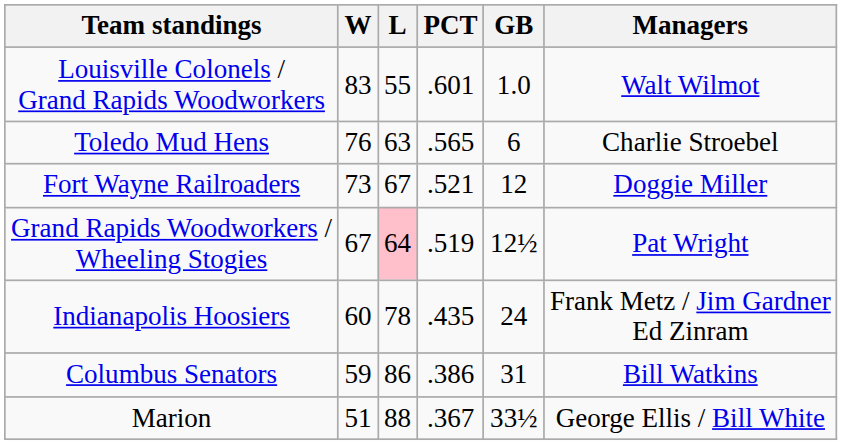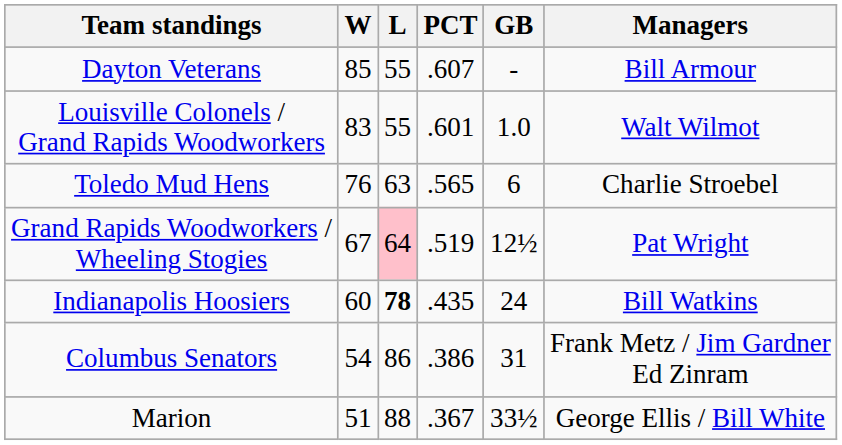+ row: (172, 68)
- row: (172, 185)
(398, 316) normal -> (398, 301) bold
(690, 316) Frank Metz / Jim Gardner Ed Zinram -> (690, 301) Bill Watkins
(358, 374) 59 -> (358, 359) 54
(690, 374) Bill Watkins -> (690, 359) Frank Metz / Jim Gardner Ed Zinram
